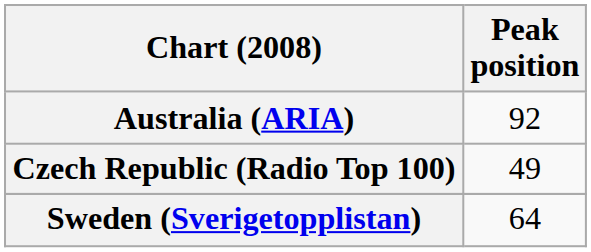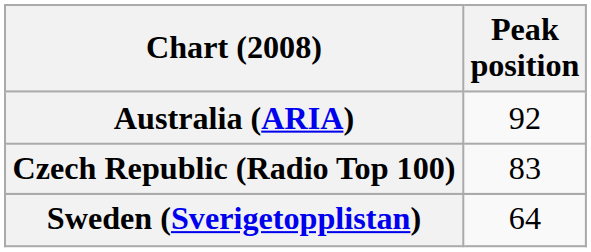(525, 168) 49 -> (525, 168) 83
